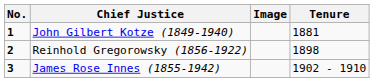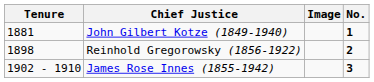columns swapped: (17, 14) <-> (329, 14)
